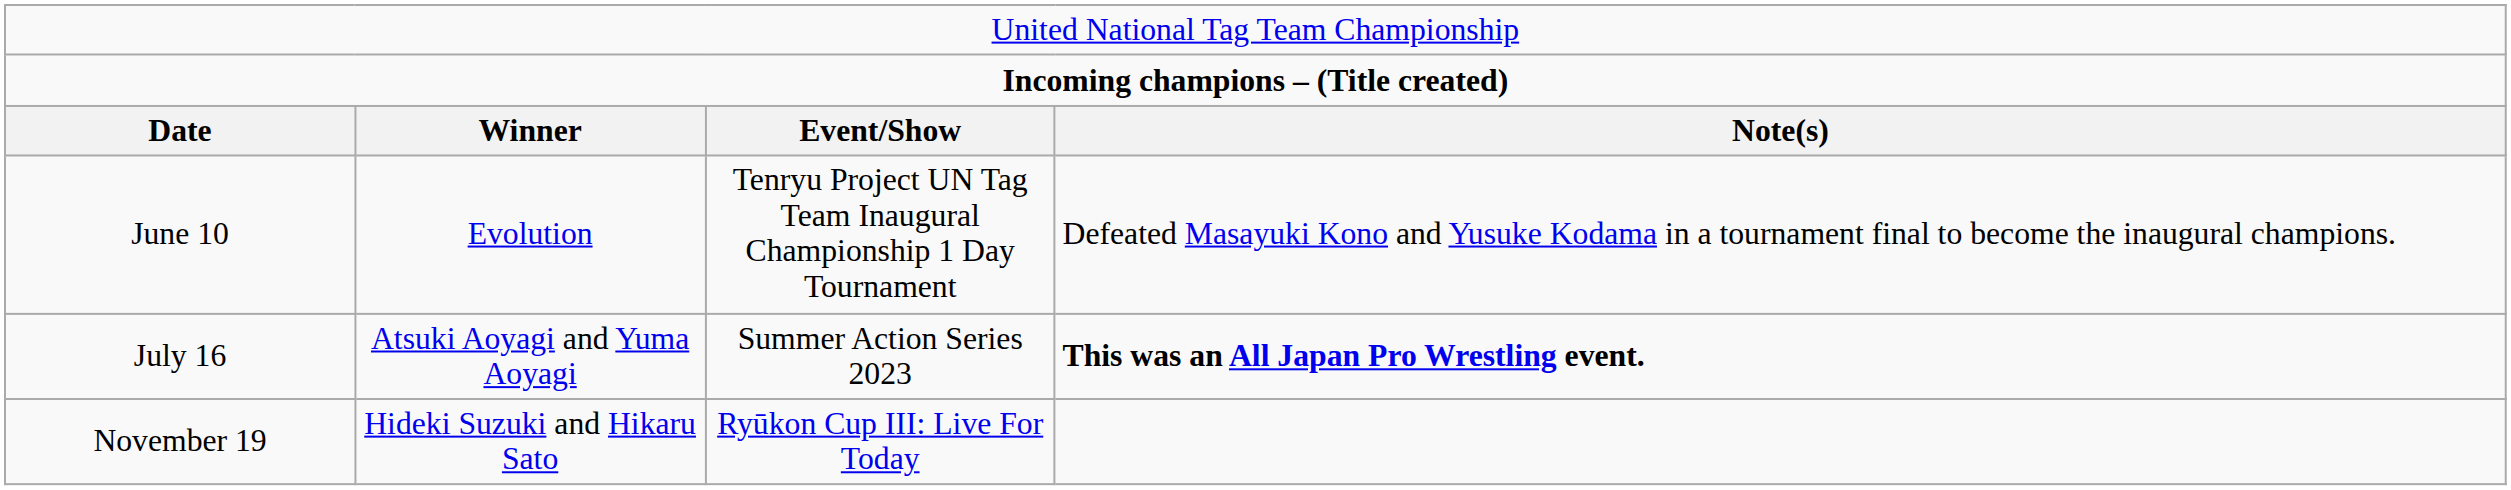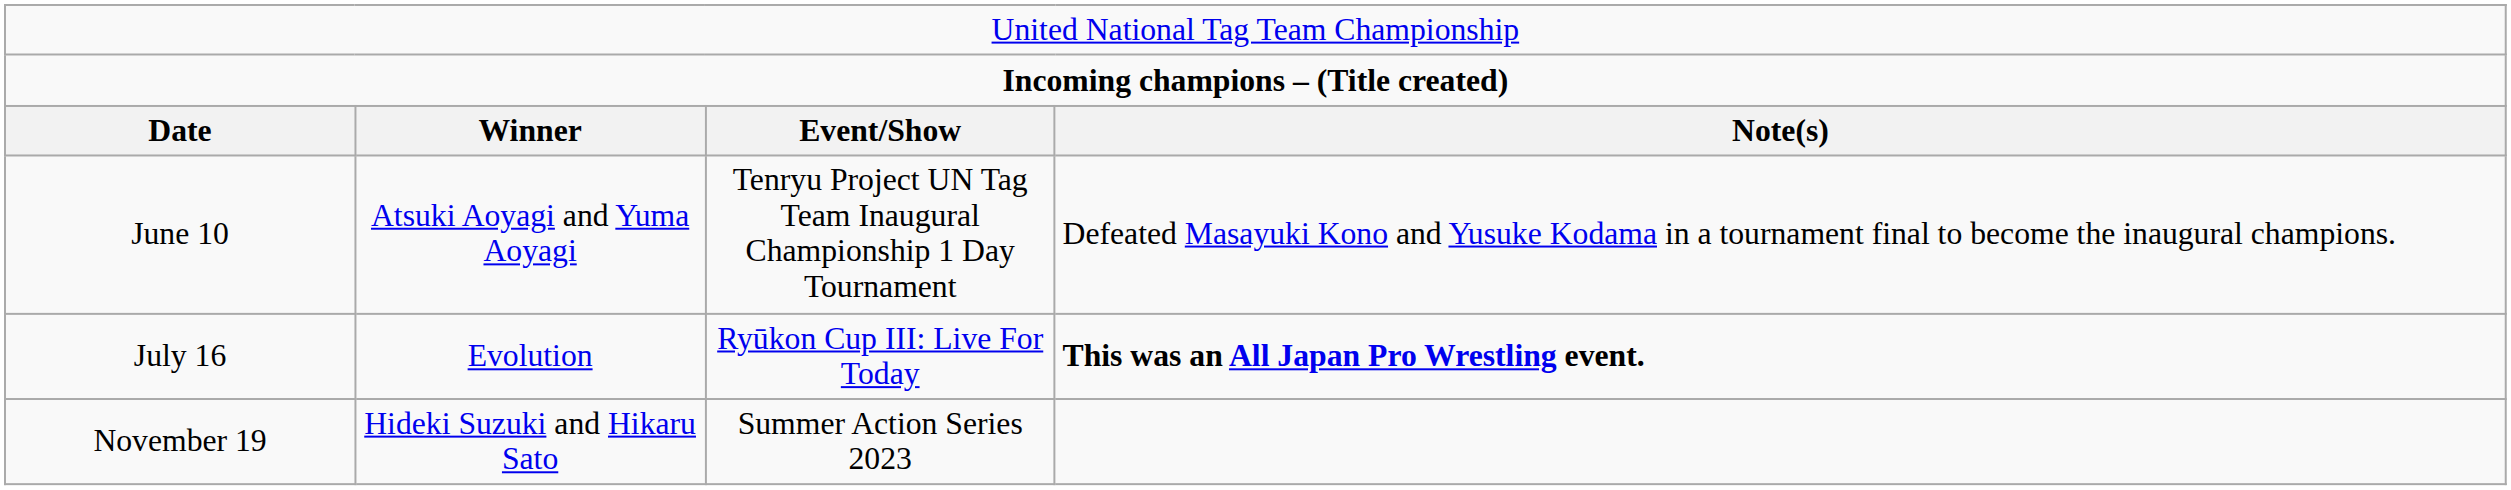(530, 233) Evolution -> (530, 233) Atsuki Aoyagi and Yuma Aoyagi
(530, 355) Atsuki Aoyagi and Yuma Aoyagi -> (530, 355) Evolution
(880, 355) Summer Action Series 2023 -> (880, 355) Ryūkon Cup III: Live For Today
(880, 441) Ryūkon Cup III: Live For Today -> (880, 441) Summer Action Series 2023
